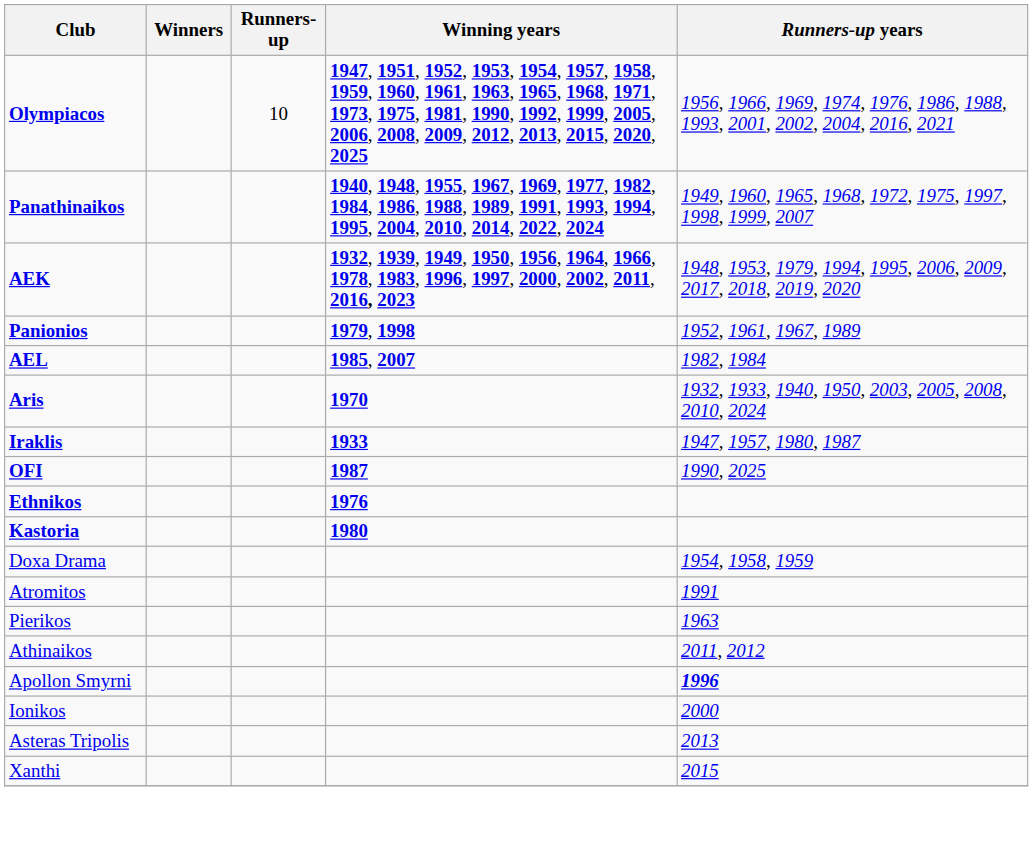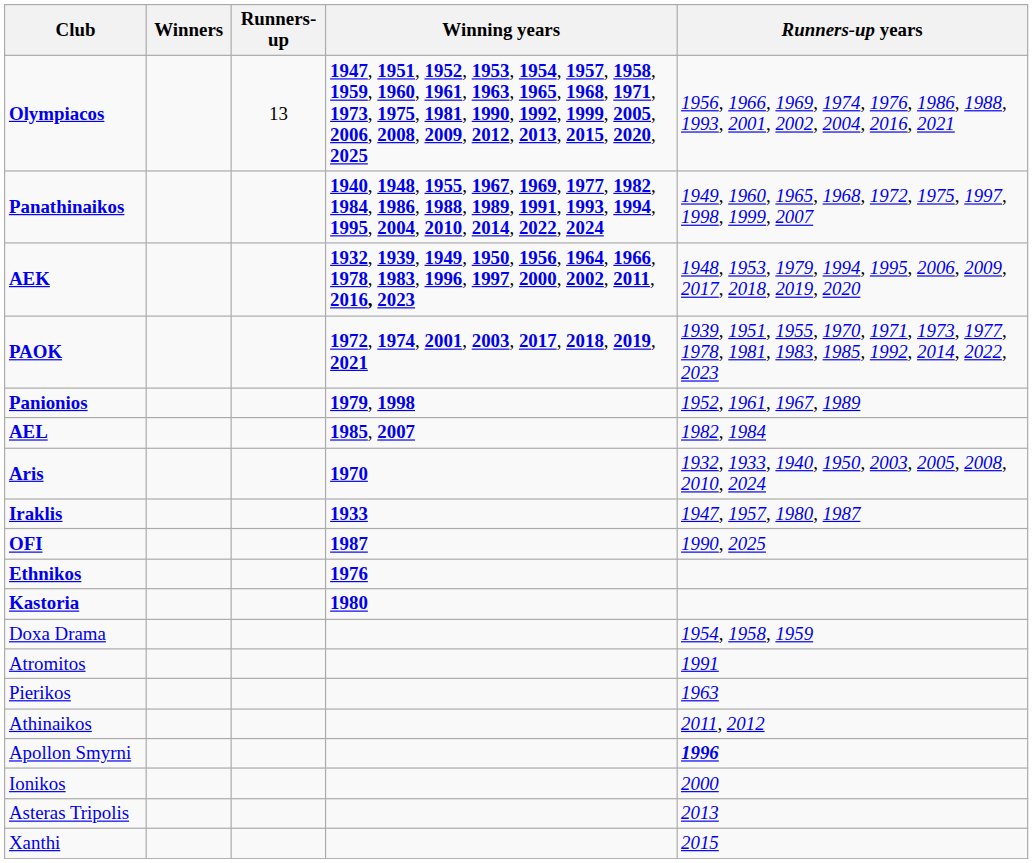(278, 113) 10 -> (278, 113) 13
+ row: (36, 351)
